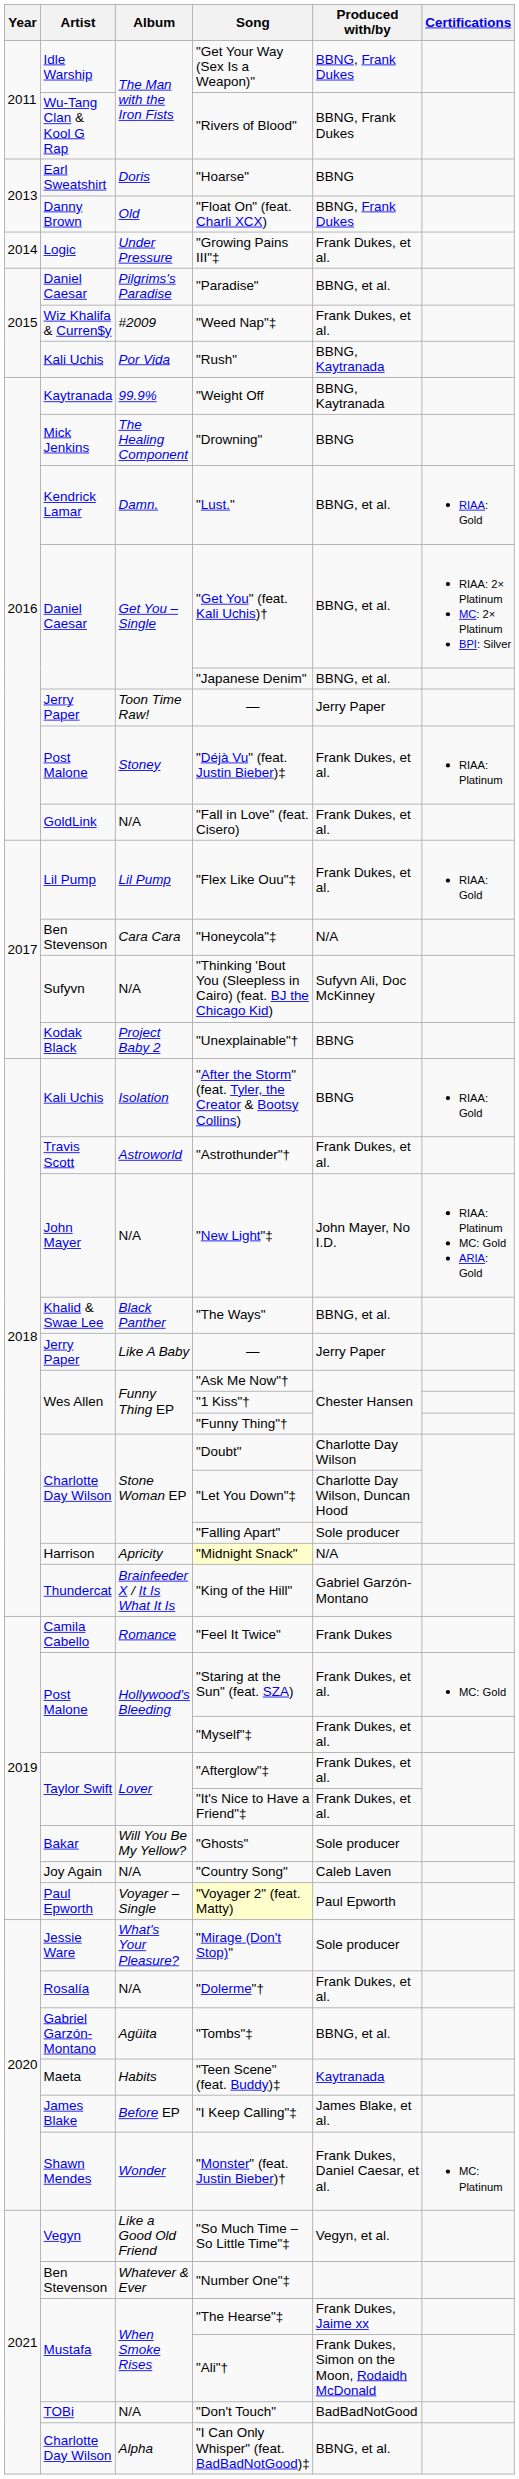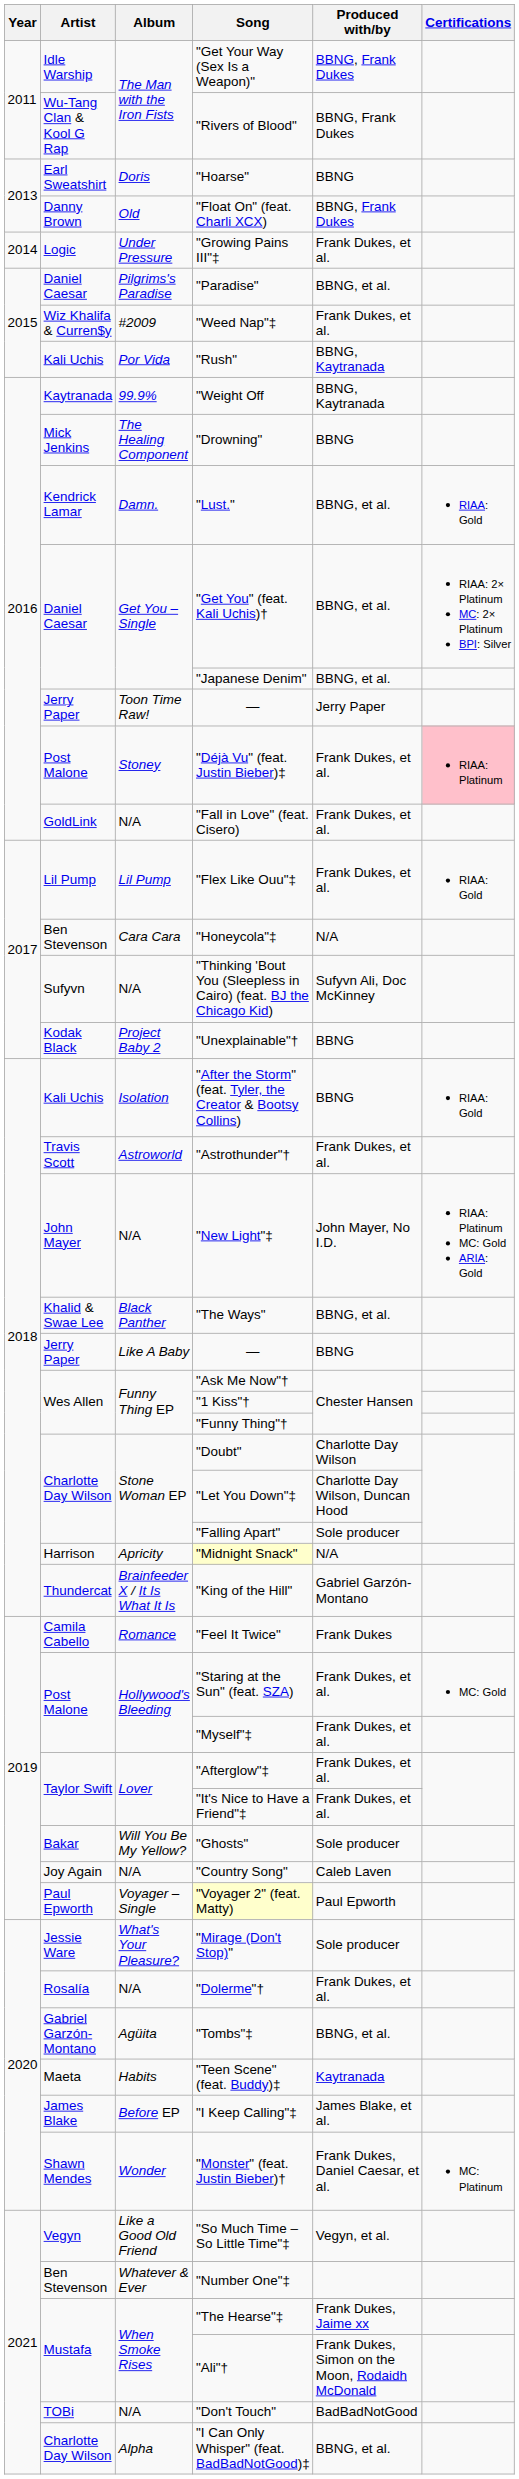(468, 772) no background -> (468, 772) pink background
(351, 1351) Jerry Paper -> (335, 1351) BBNG
